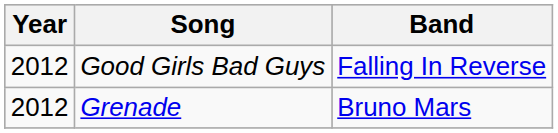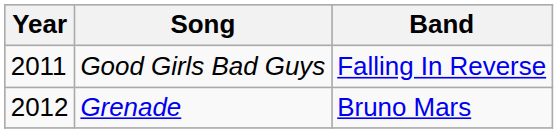(40, 66) 2012 -> (39, 66) 2011
